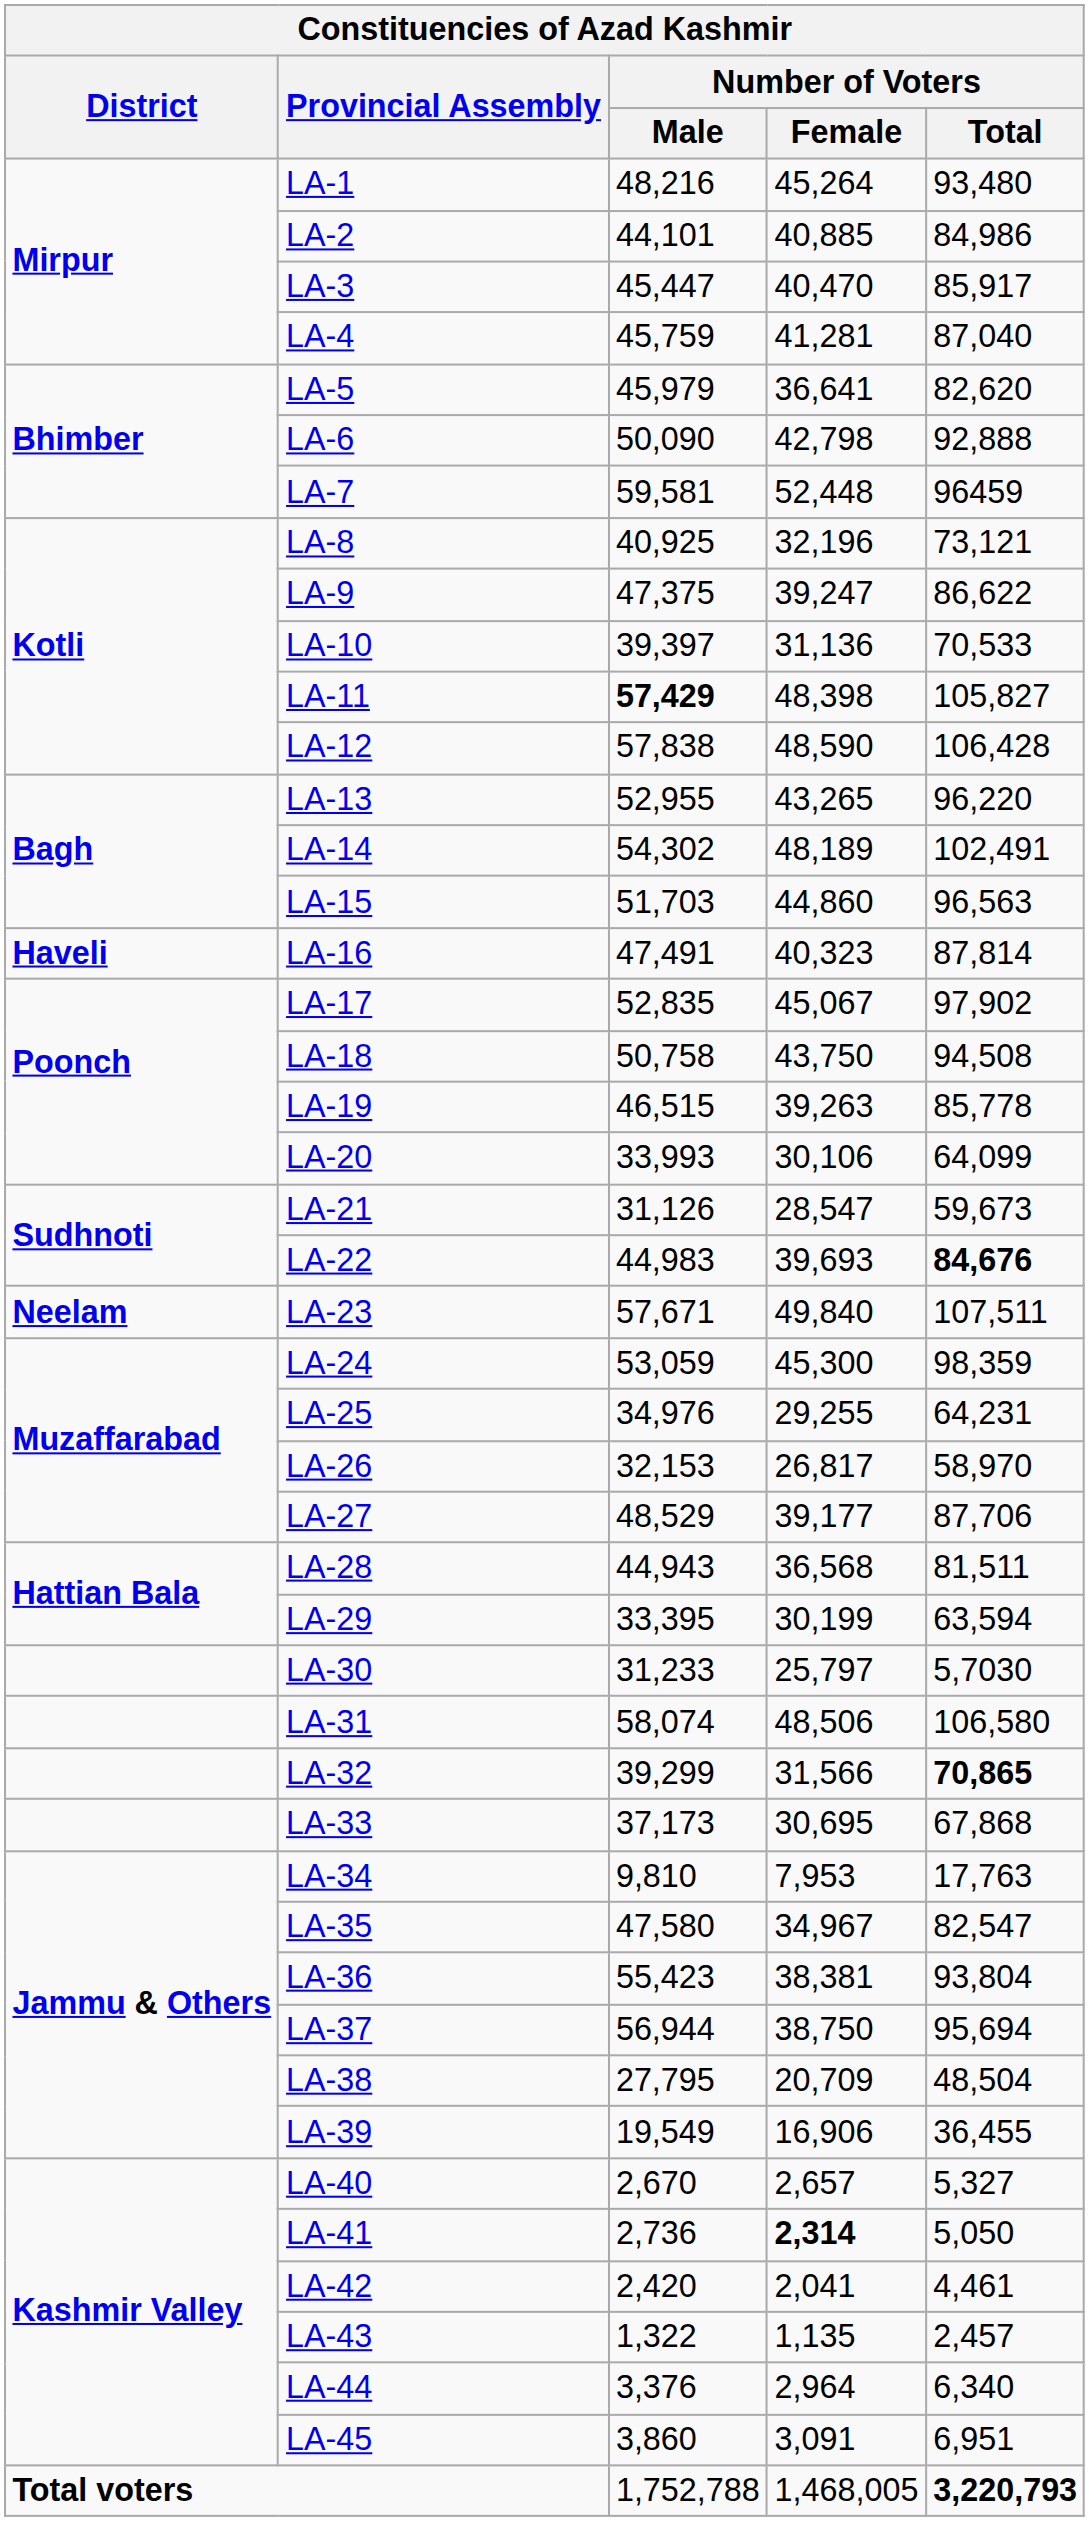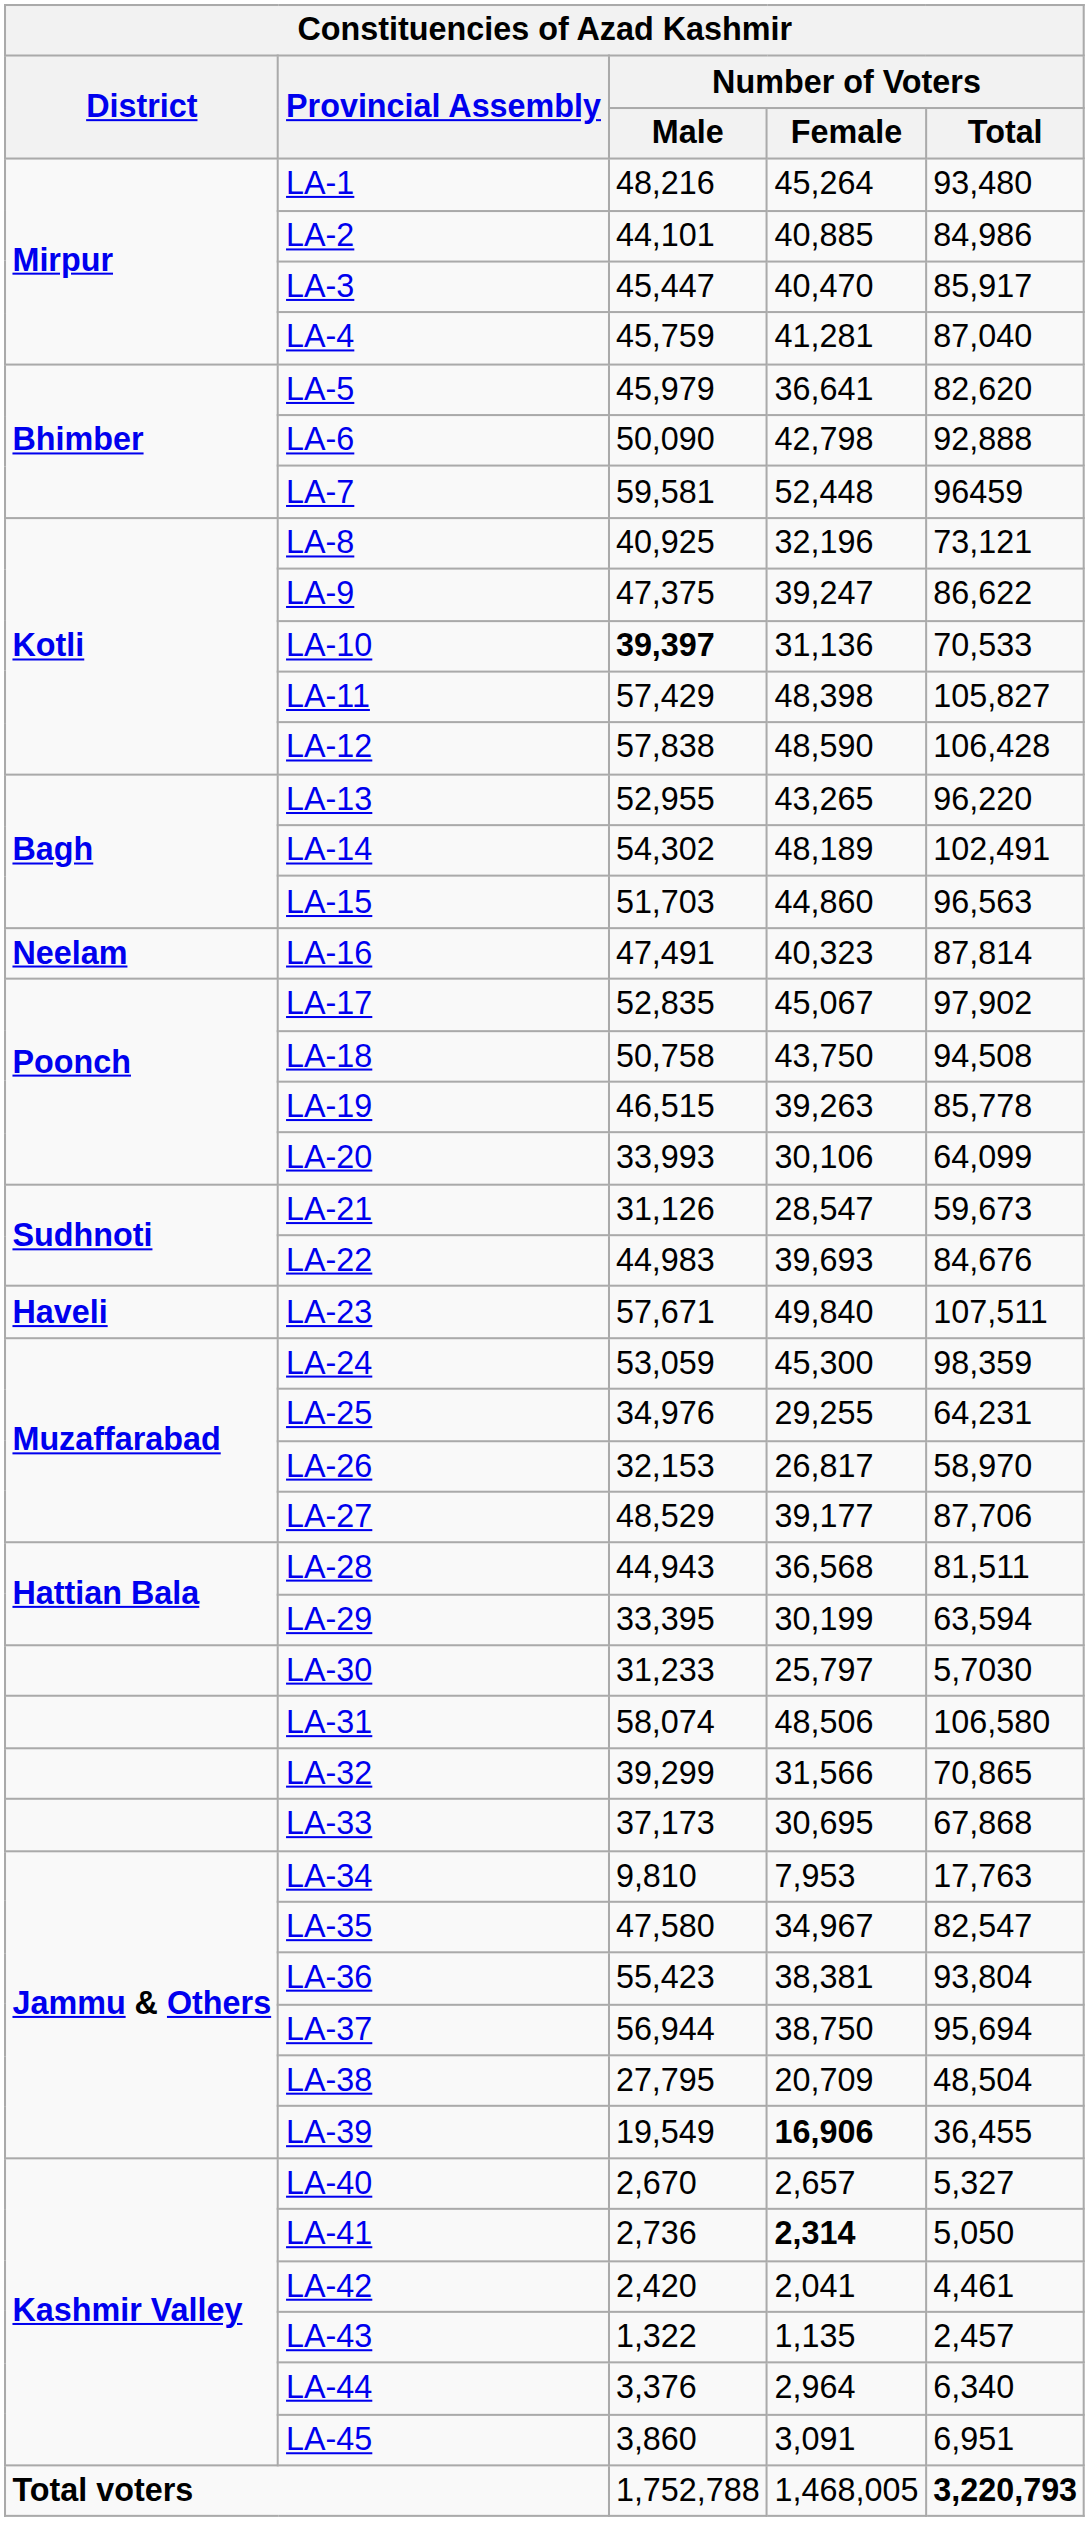(665, 645) normal -> (665, 645) bold
(665, 696) bold -> (665, 696) normal
(60, 952) Haveli -> (70, 952) Neelam
(983, 1260) bold -> (983, 1260) normal
(70, 1311) Neelam -> (60, 1311) Haveli
(983, 1772) bold -> (983, 1772) normal
(824, 2131) normal -> (824, 2131) bold
